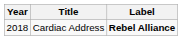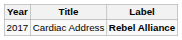(17, 27) 2018 -> (17, 27) 2017
